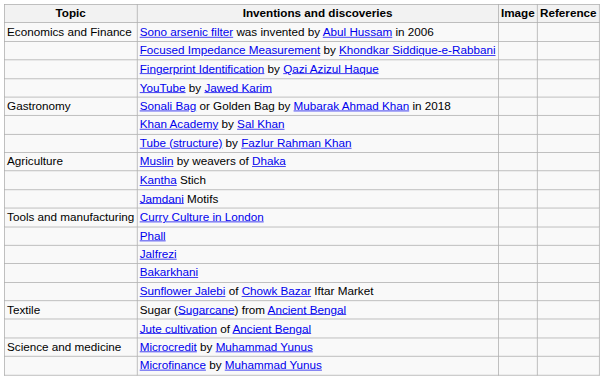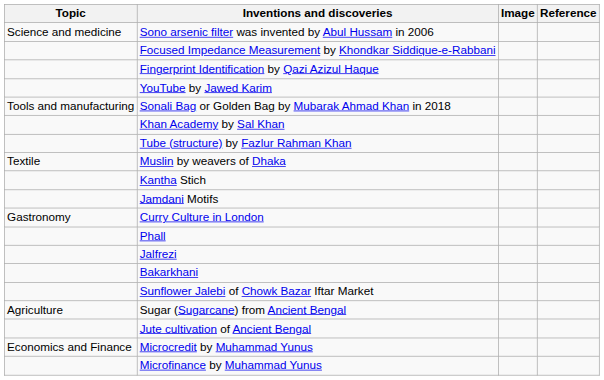(69, 32) Economics and Finance -> (64, 32) Science and medicine
(39, 106) Gastronomy -> (71, 106) Tools and manufacturing
(35, 161) Agriculture -> (24, 161) Textile
(71, 217) Tools and manufacturing -> (39, 217) Gastronomy
(24, 310) Textile -> (35, 310) Agriculture
(64, 347) Science and medicine -> (69, 347) Economics and Finance
